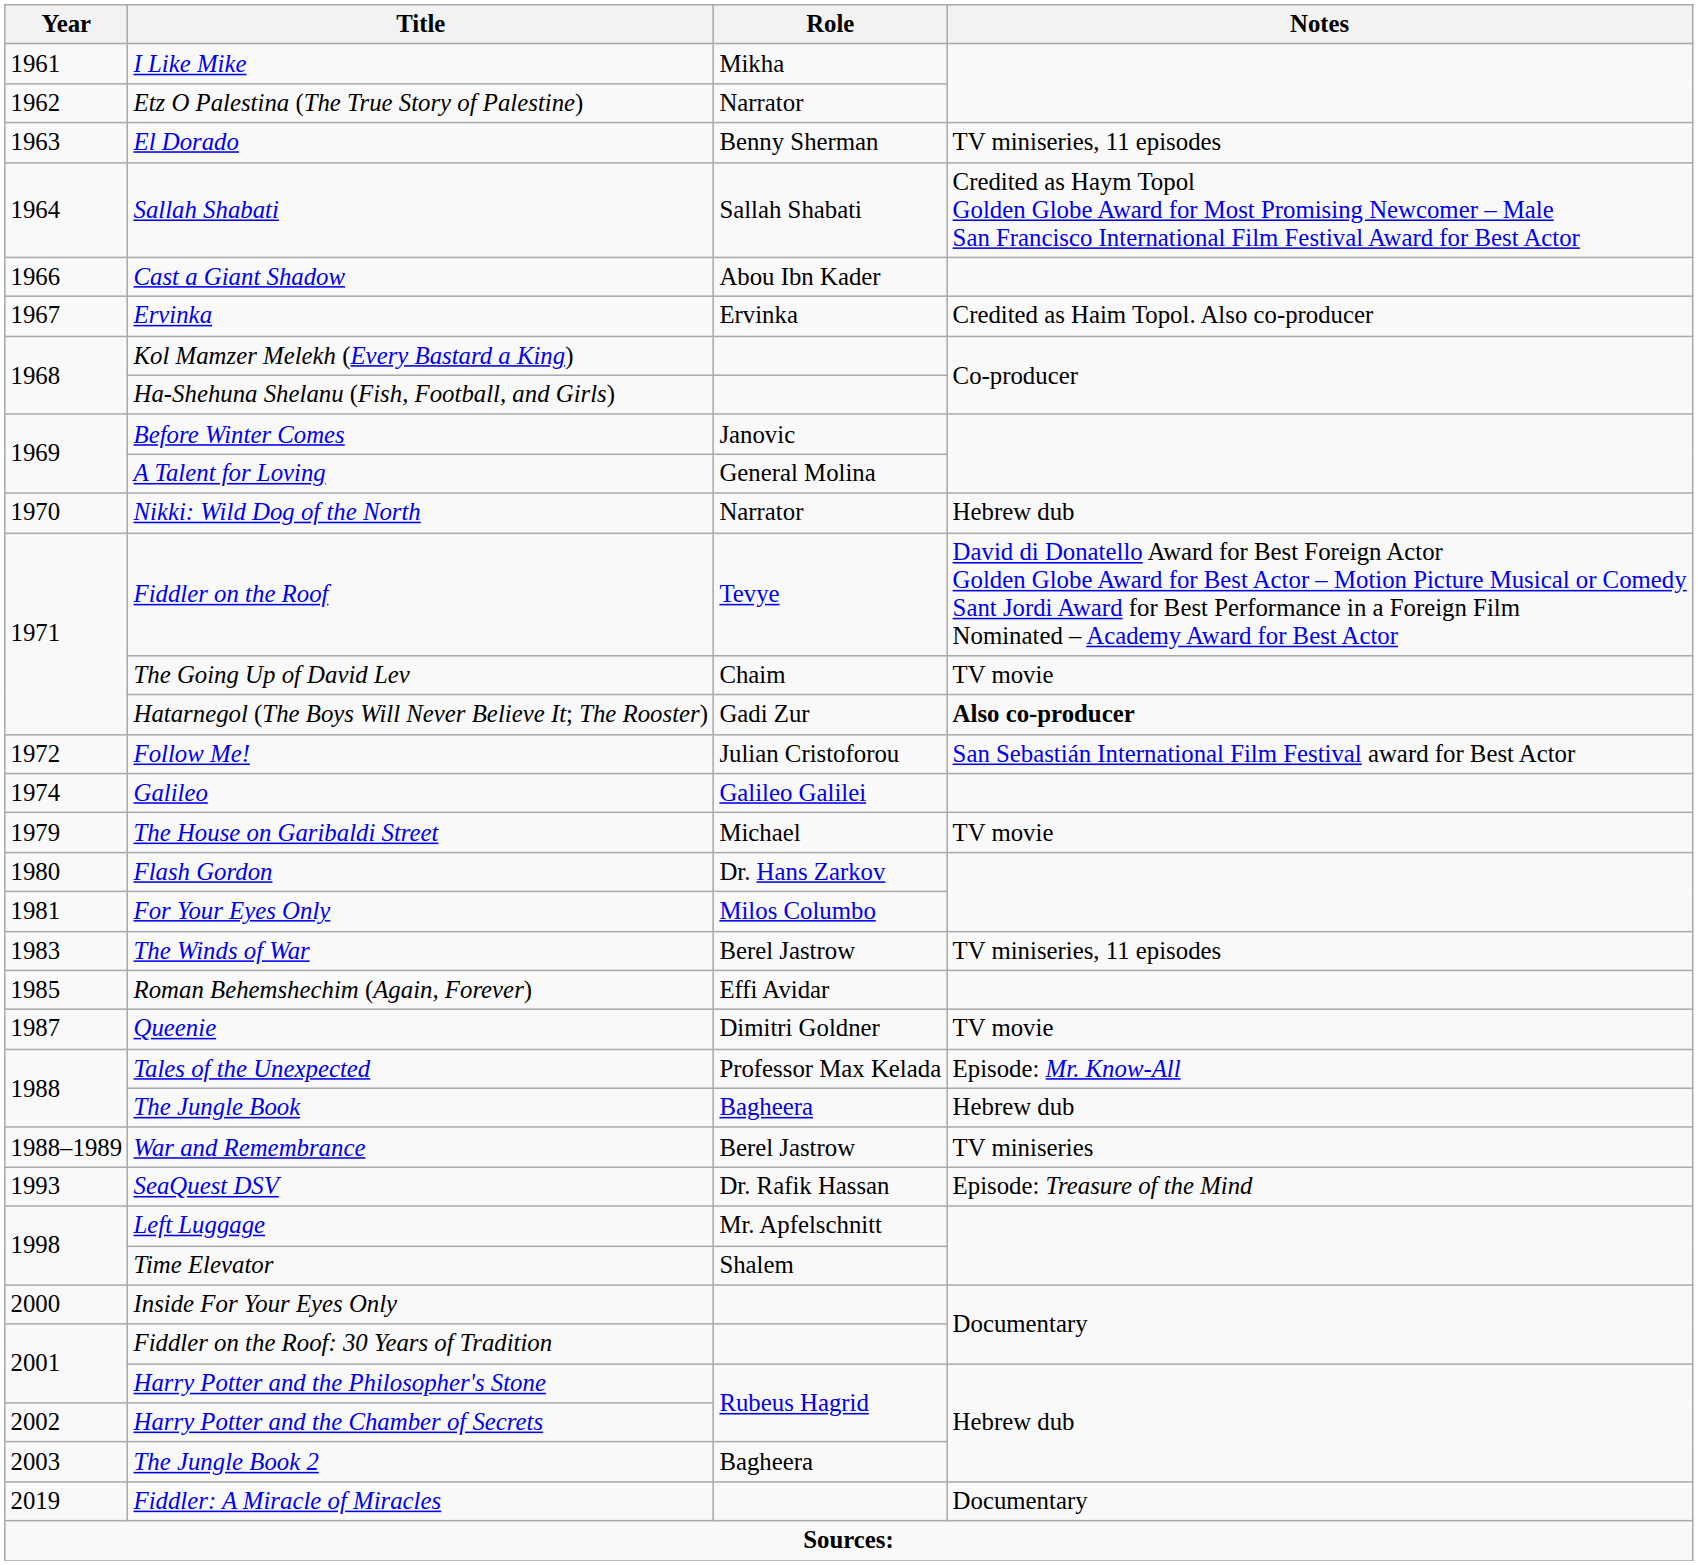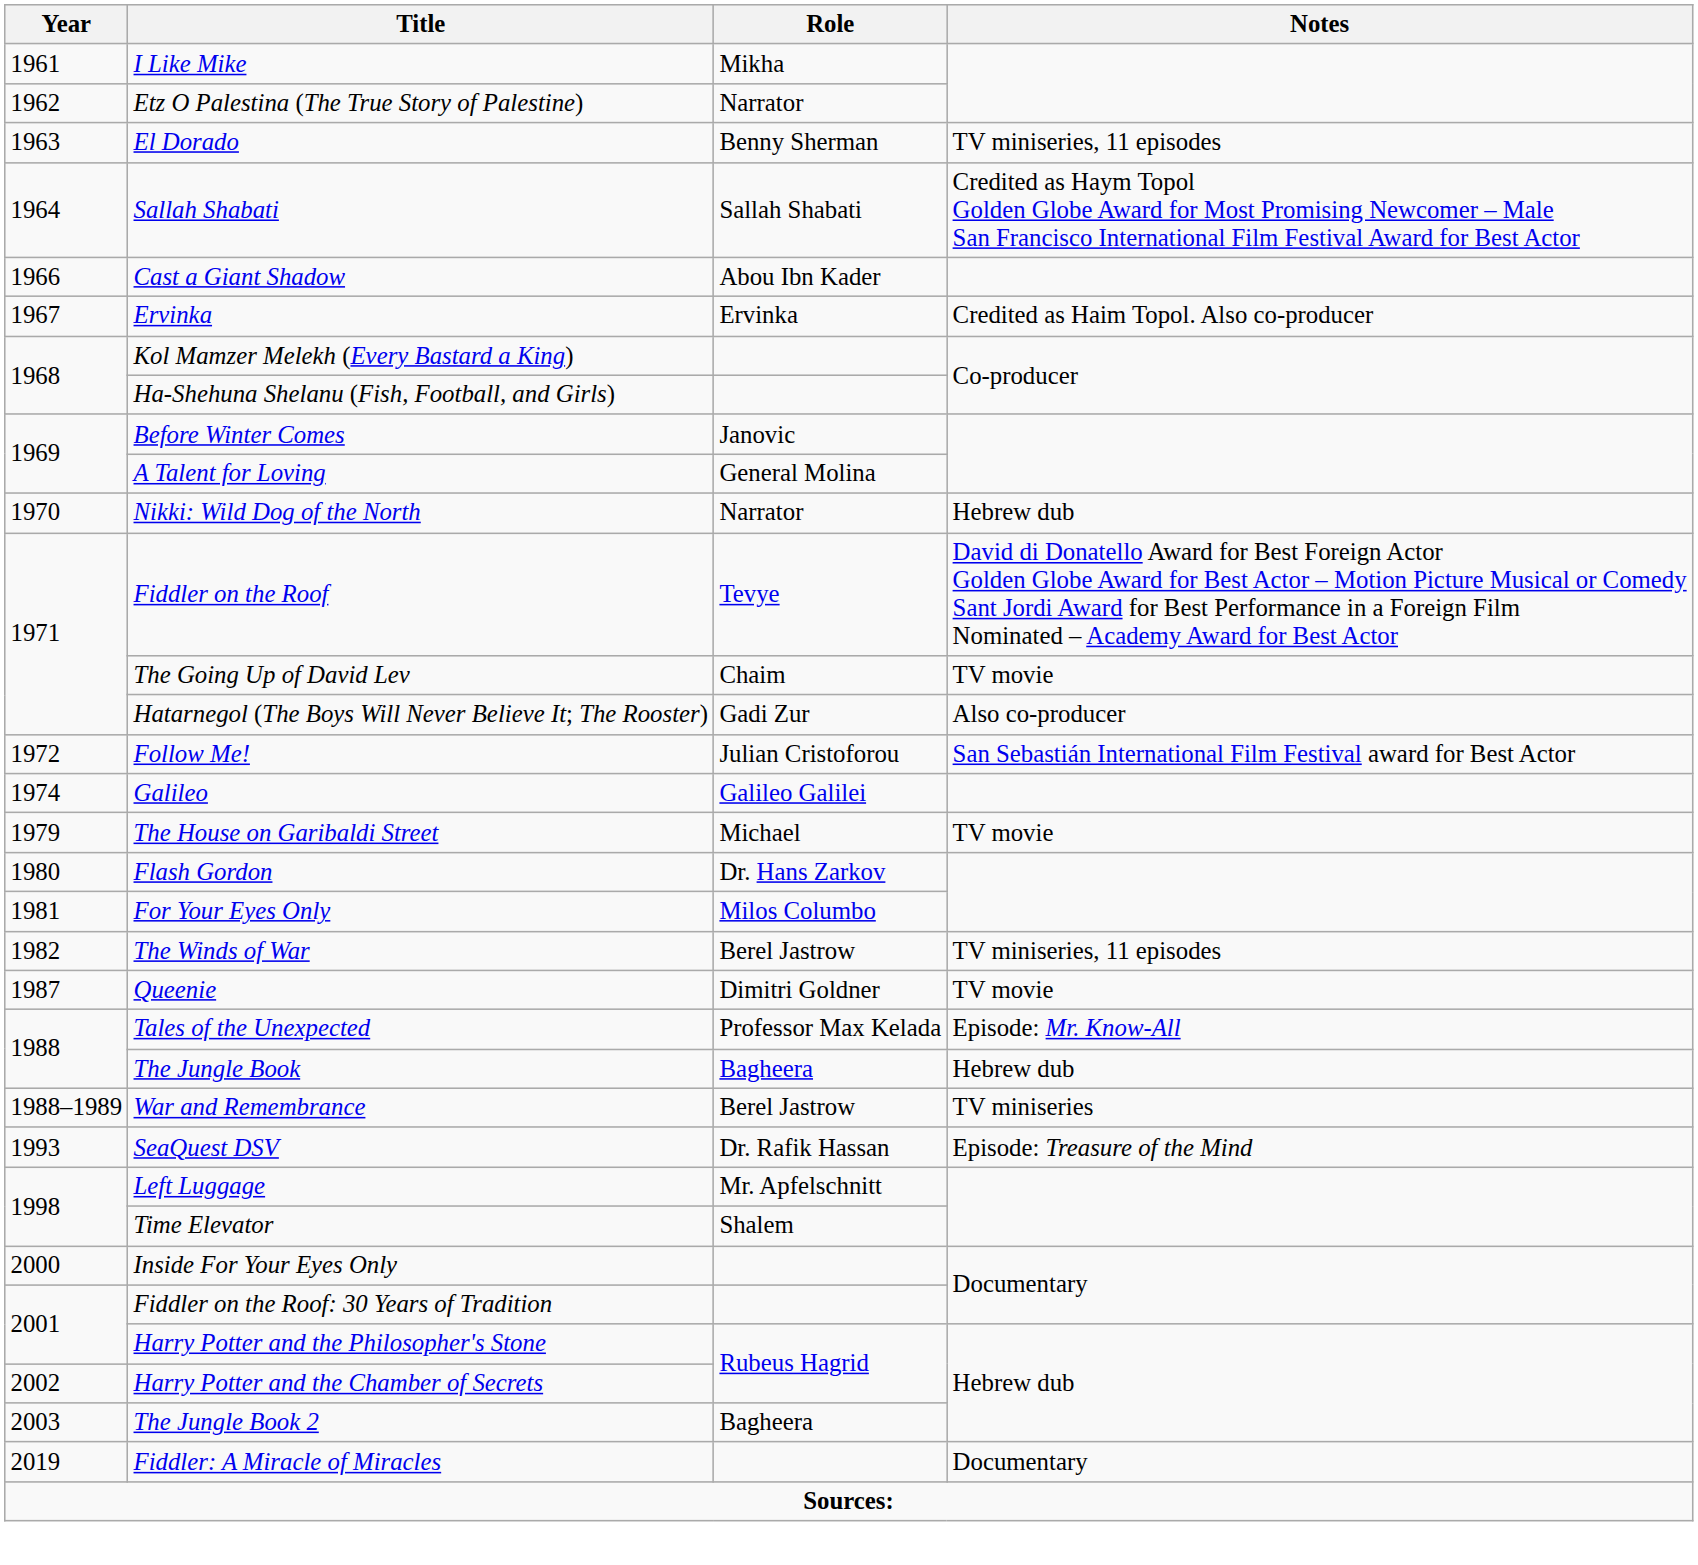(1044, 714) bold -> (1039, 714) normal
(35, 950) 1983 -> (35, 950) 1982
- row: (333, 989)
